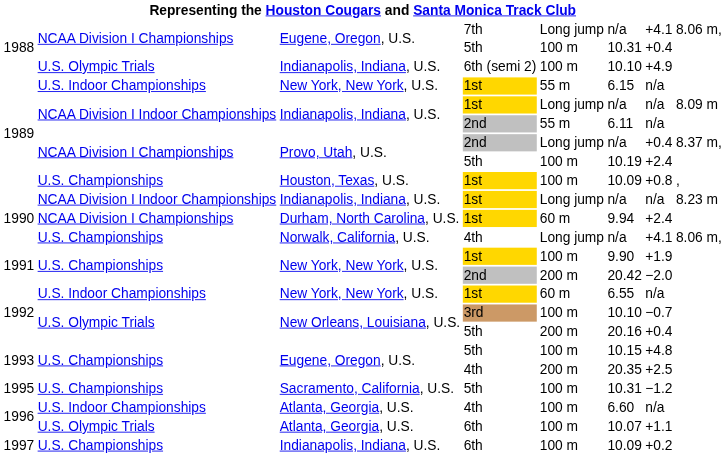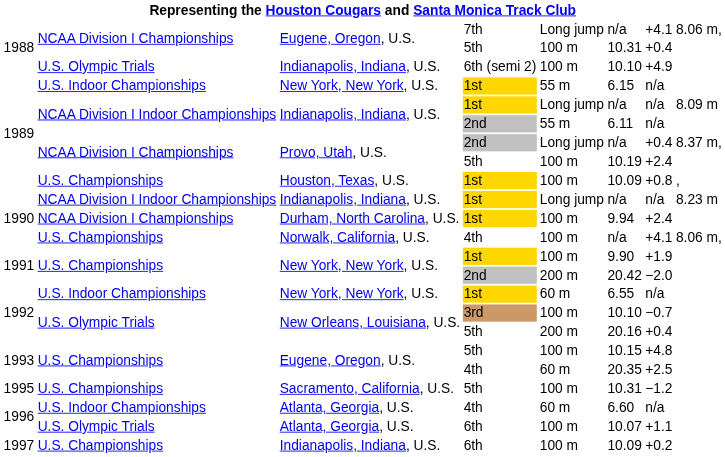(555, 218) 60 m -> (559, 218) 100 m
(572, 237) Long jump -> (559, 237) 100 m
(559, 369) 200 m -> (555, 369) 60 m
(559, 407) 100 m -> (555, 407) 60 m
